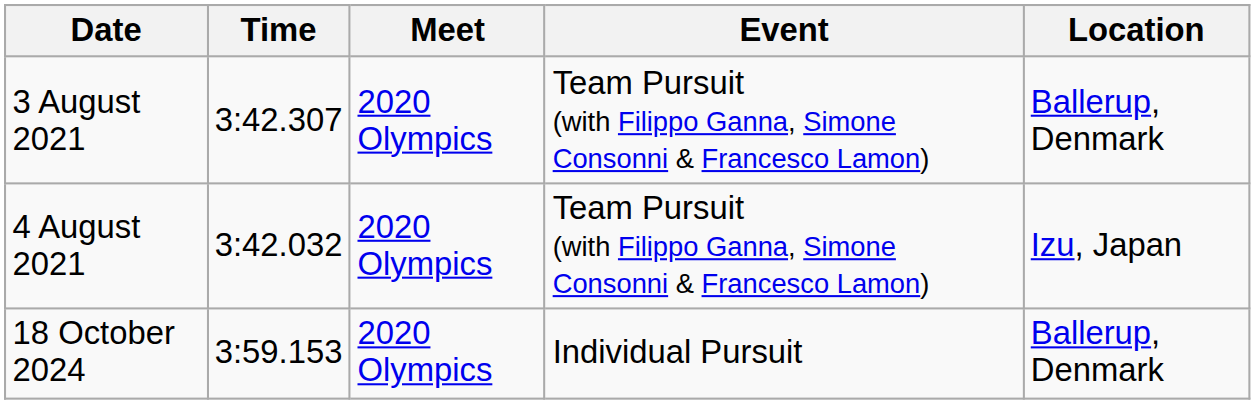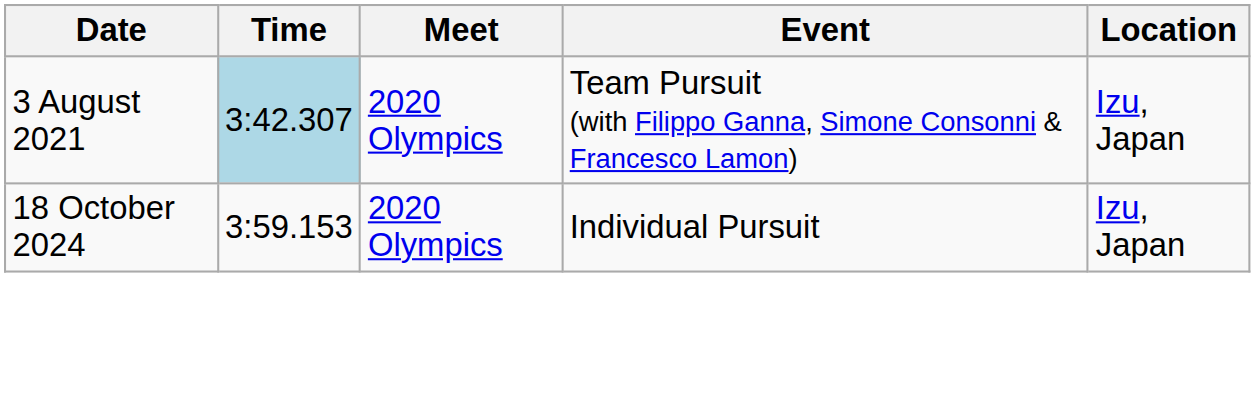(279, 119) no background -> (289, 119) lightblue background
(1097, 119) Ballerup, Denmark -> (1141, 119) Izu, Japan
- row: (76, 245)
(1097, 352) Ballerup, Denmark -> (1141, 226) Izu, Japan
